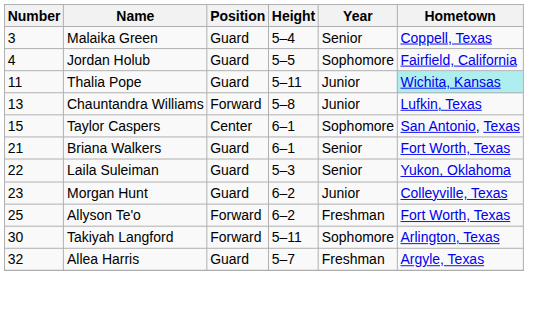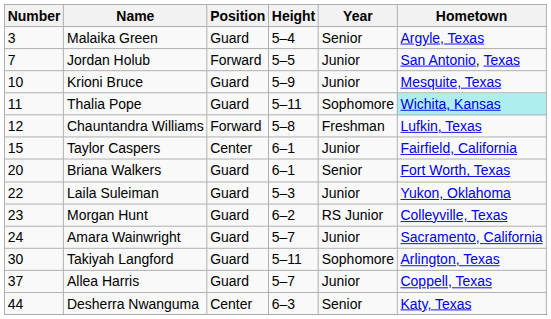(446, 38) Coppell, Texas -> (442, 38) Argyle, Texas
(12, 60) 4 -> (12, 60) 7
(230, 60) Guard -> (236, 60) Forward
(358, 60) Sophomore -> (341, 60) Junior
(459, 60) Fairfield, California -> (460, 60) San Antonio, Texas
+ row: (105, 82)
(341, 82) Junior -> (358, 104) Sophomore
(15, 104) 13 -> (15, 126) 12
(341, 104) Junior -> (353, 126) Freshman
(358, 126) Sophomore -> (341, 149) Junior
(460, 126) San Antonio, Texas -> (459, 149) Fairfield, California
(15, 149) 21 -> (15, 171) 20
(342, 171) Senior -> (341, 193) Junior
(341, 193) Junior -> (352, 215) RS Junior
+ row: (124, 237)
- row: (104, 215)
(236, 237) Forward -> (230, 259) Guard
(15, 259) 32 -> (15, 281) 37
(353, 259) Freshman -> (341, 281) Junior
(442, 259) Argyle, Texas -> (446, 281) Coppell, Texas
+ row: (133, 304)
